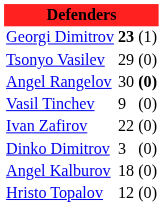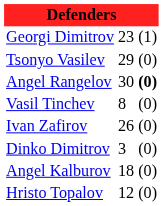(126, 37) bold -> (126, 37) normal
(122, 104) 9 -> (122, 104) 8
(126, 126) 22 -> (126, 126) 26
